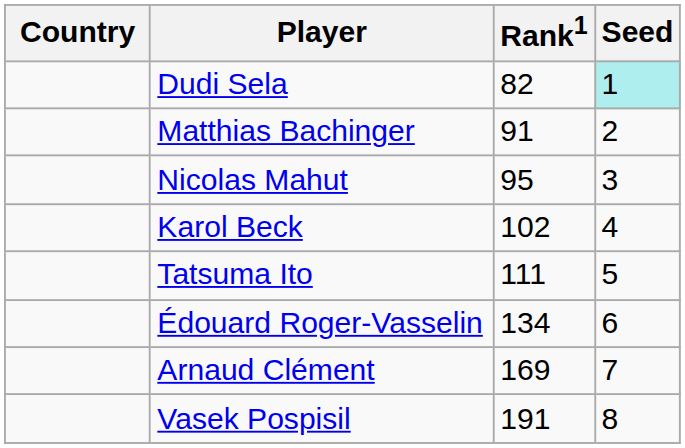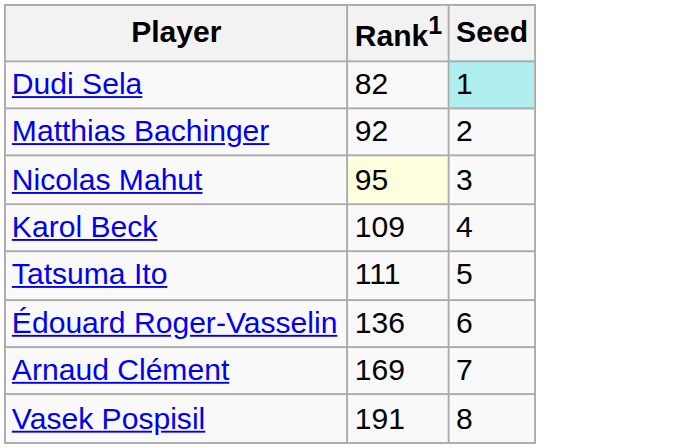- column: (78, 32)
(517, 131) 91 -> (371, 131) 92
(517, 179) no background -> (371, 179) lightyellow background
(525, 227) 102 -> (380, 227) 109
(525, 322) 134 -> (380, 322) 136
